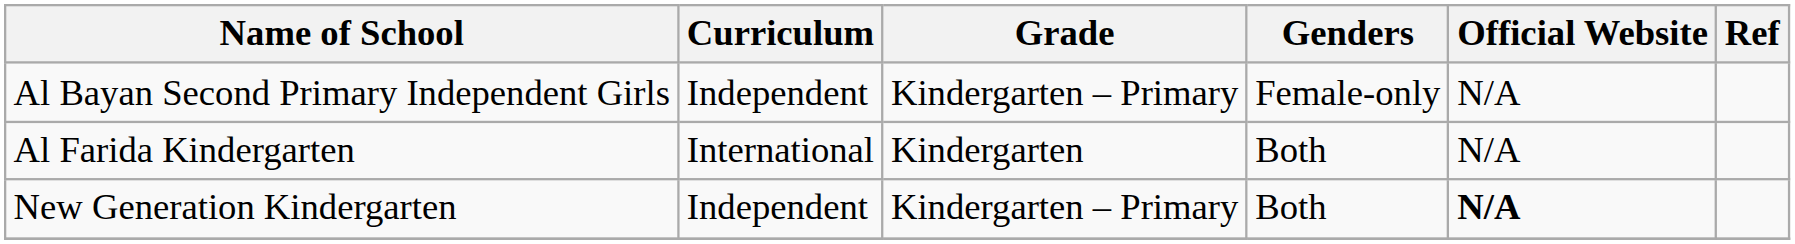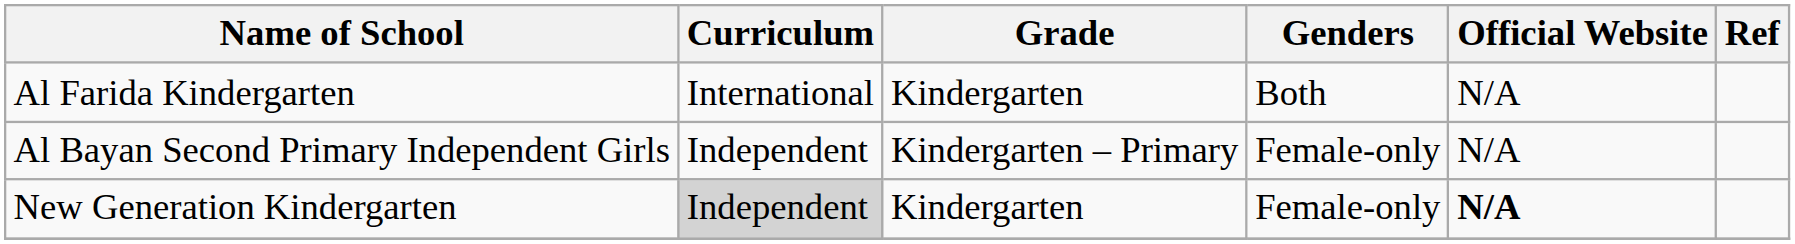rows swapped: (342, 91) <-> (184, 149)
(777, 207) no background -> (777, 207) lightgrey background
(1065, 207) Kindergarten – Primary -> (987, 207) Kindergarten
(1291, 207) Both -> (1348, 207) Female-only
